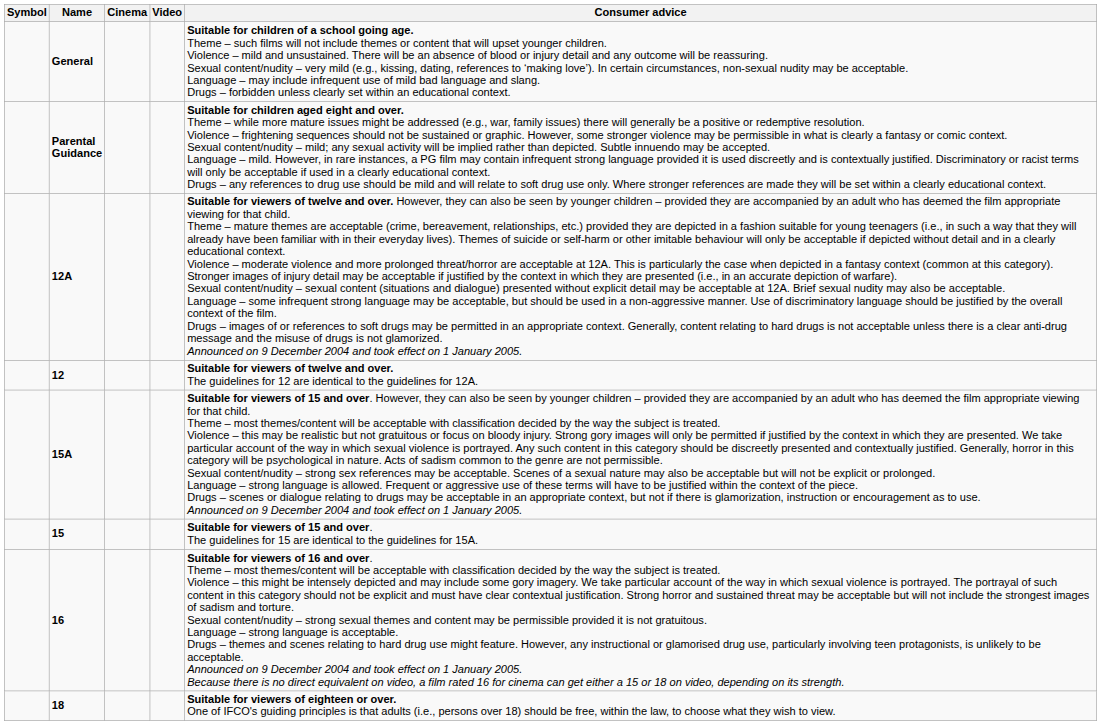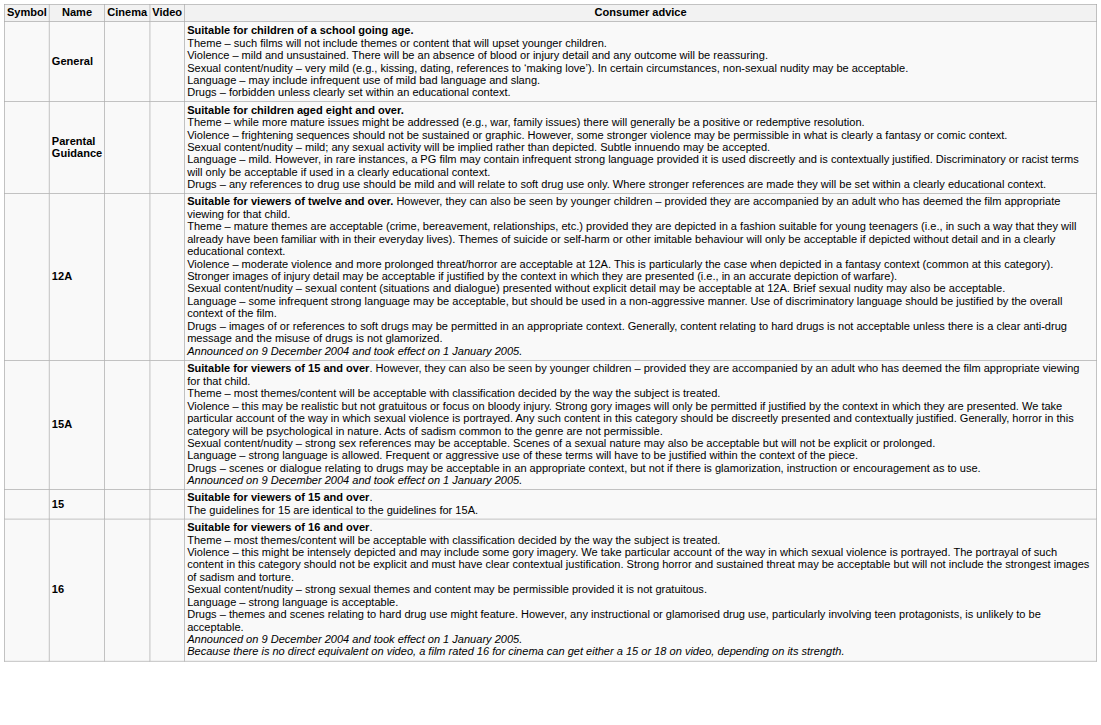- row: (58, 375)
- row: (58, 706)
